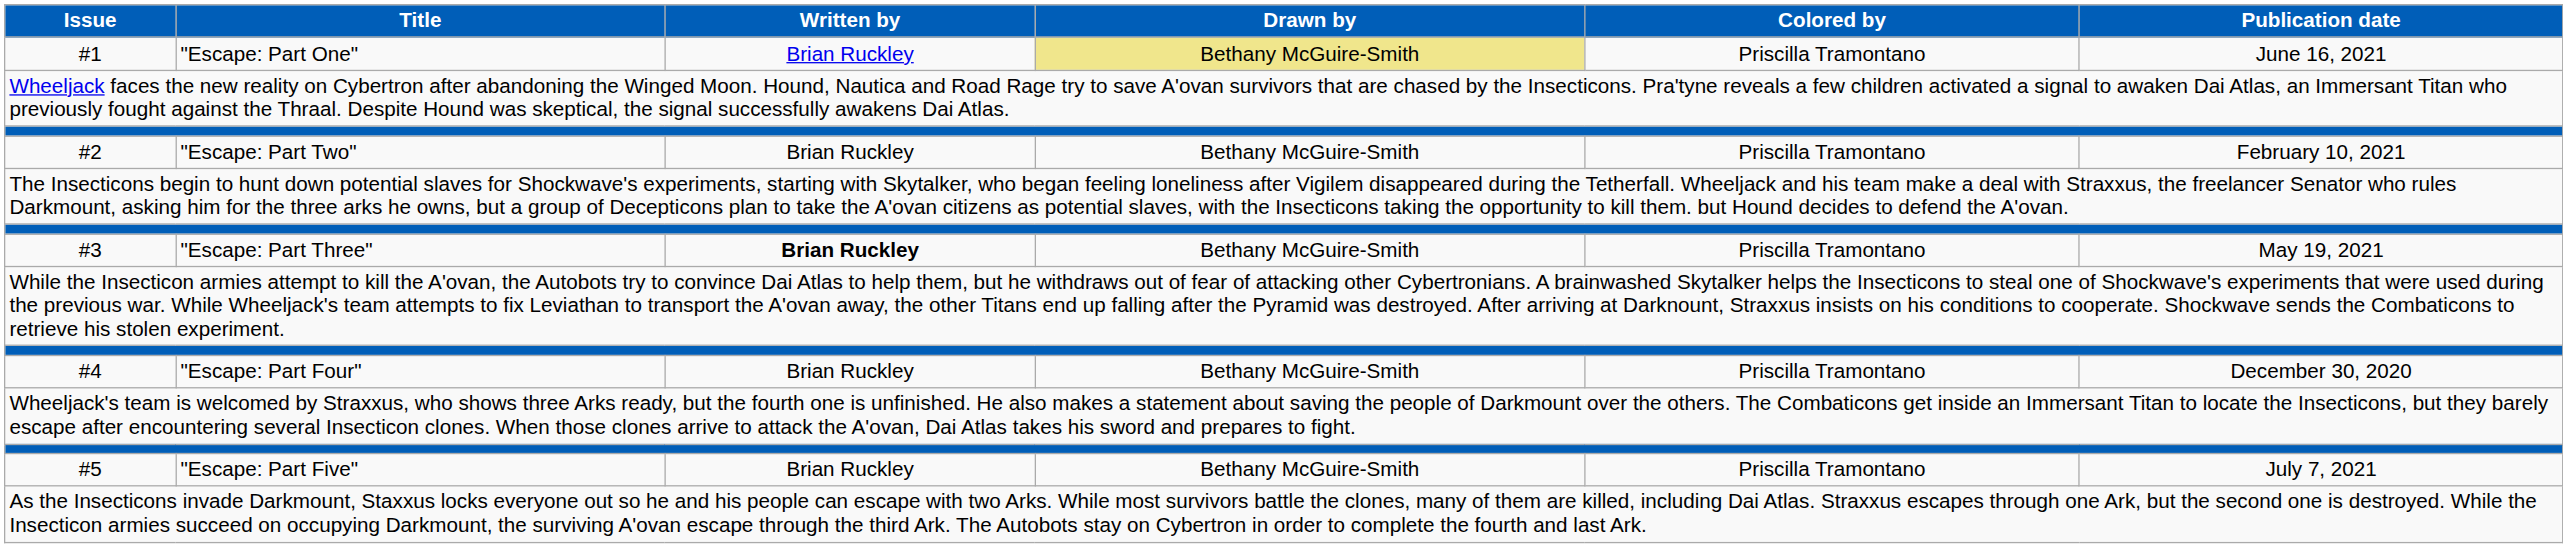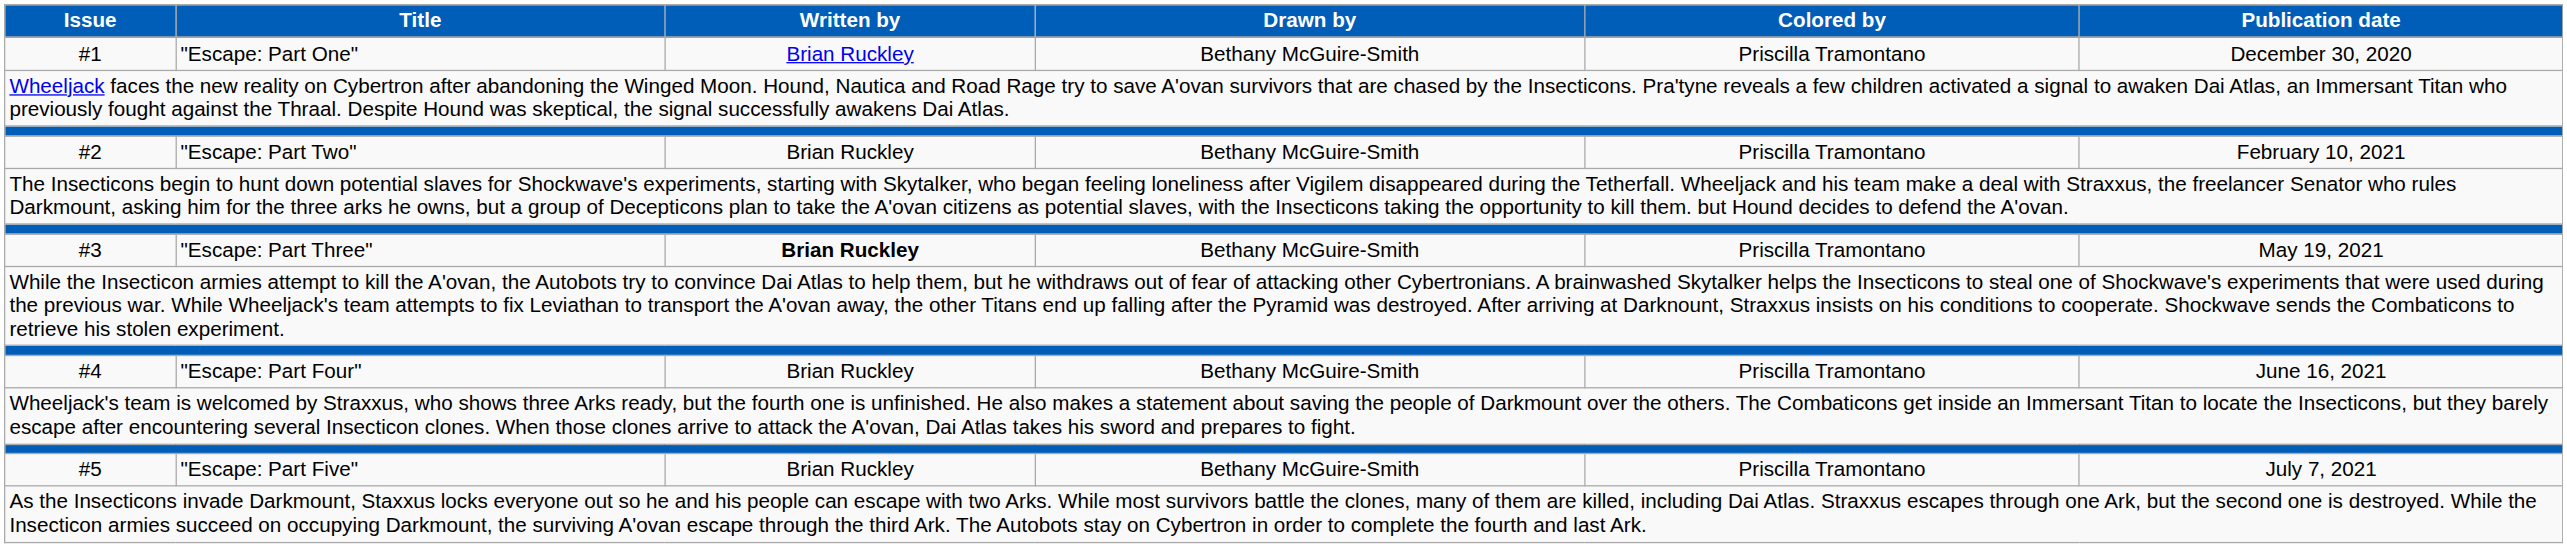(1310, 53) khaki background -> (1310, 53) no background
(2321, 53) June 16, 2021 -> (2321, 53) December 30, 2020
(2321, 371) December 30, 2020 -> (2321, 371) June 16, 2021
